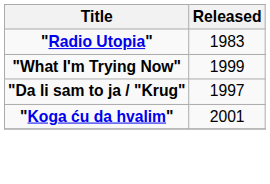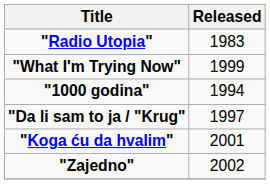+ row: (97, 91)
+ row: (97, 166)
